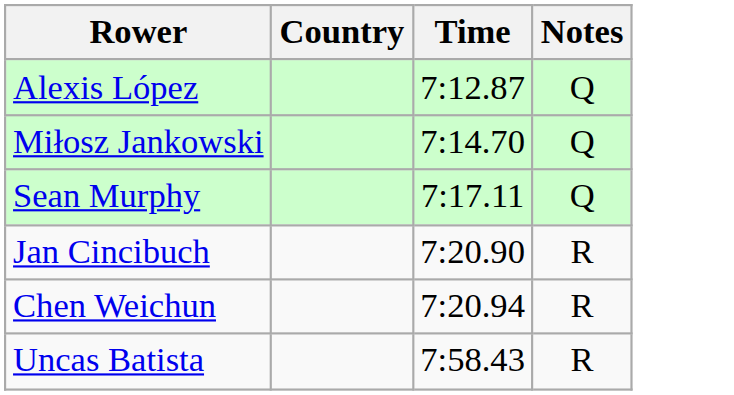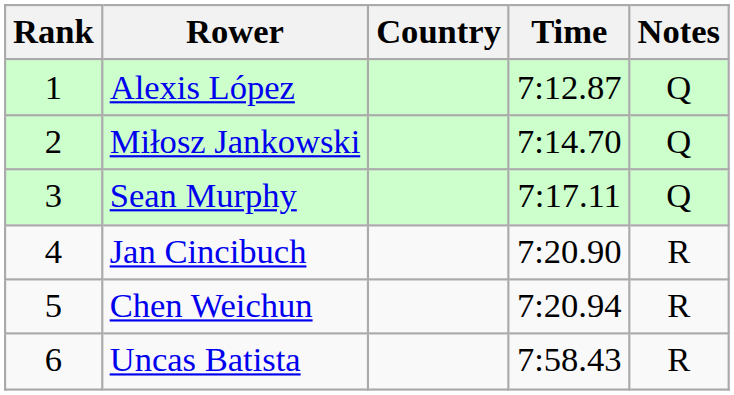+ column: (53, 31)
